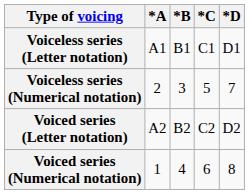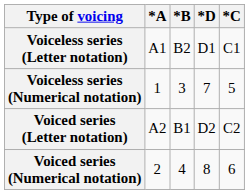columns swapped: (207, 16) <-> (232, 16)
(182, 48) B1 -> (182, 48) B2
(157, 88) 2 -> (157, 88) 1
(182, 128) B2 -> (182, 128) B1
(157, 169) 1 -> (157, 169) 2
